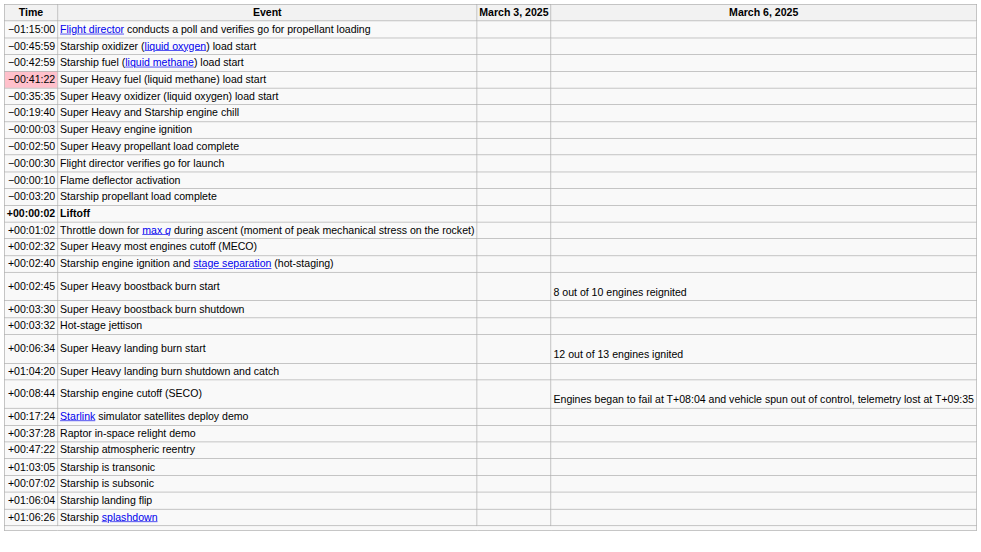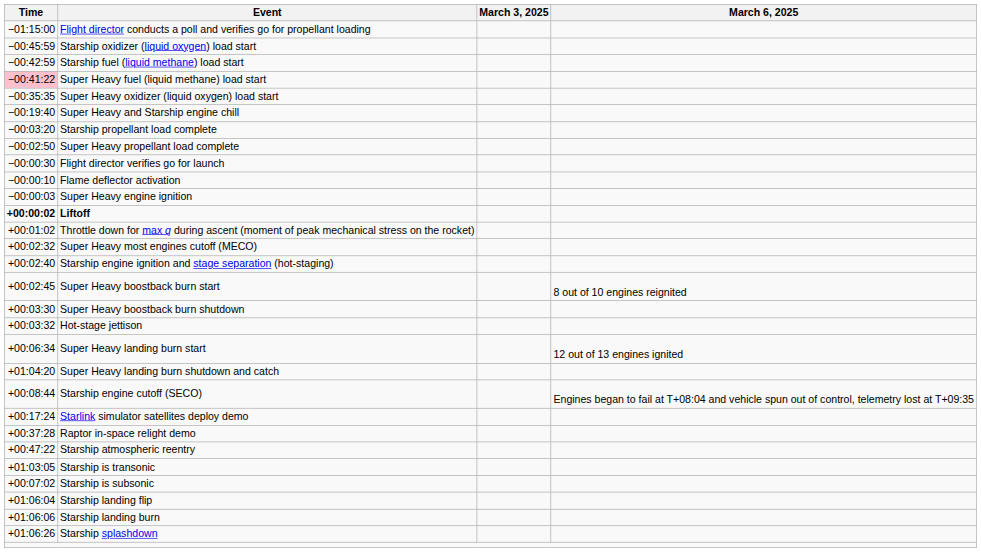rows swapped: (138, 197) <-> (126, 130)
+ row: (110, 517)
